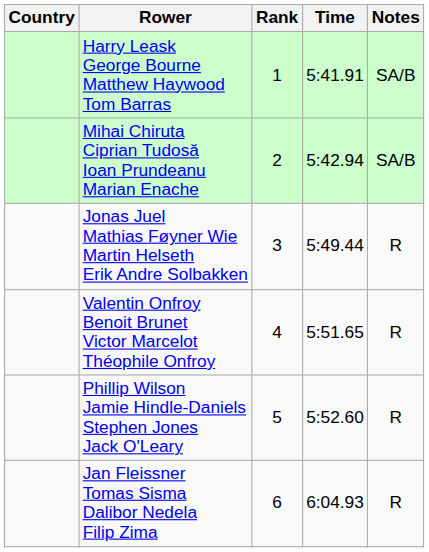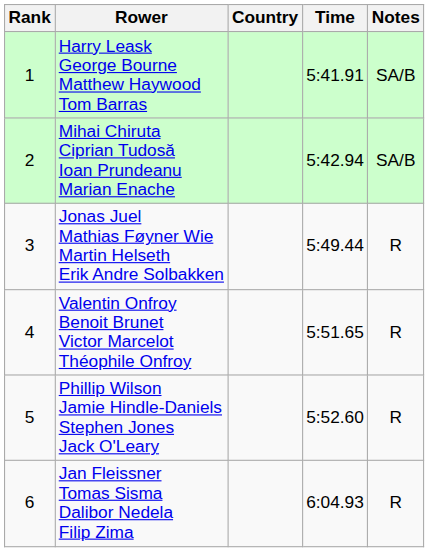columns swapped: (277, 18) <-> (42, 18)
